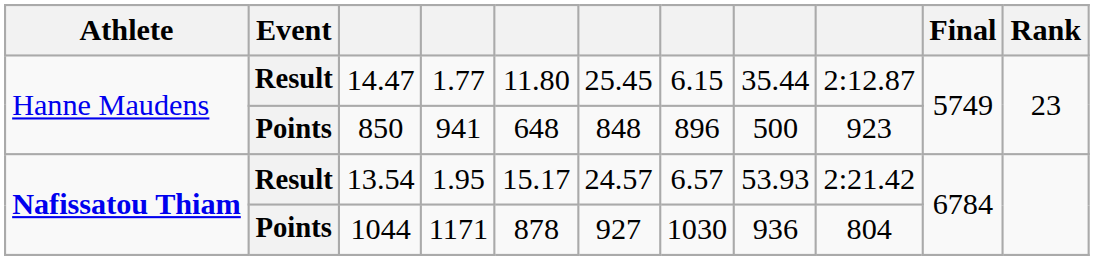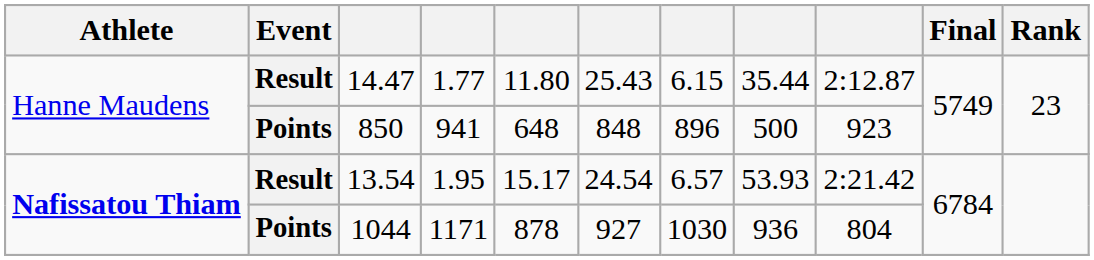(619, 79) 25.45 -> (619, 79) 25.43
(619, 179) 24.57 -> (619, 179) 24.54
